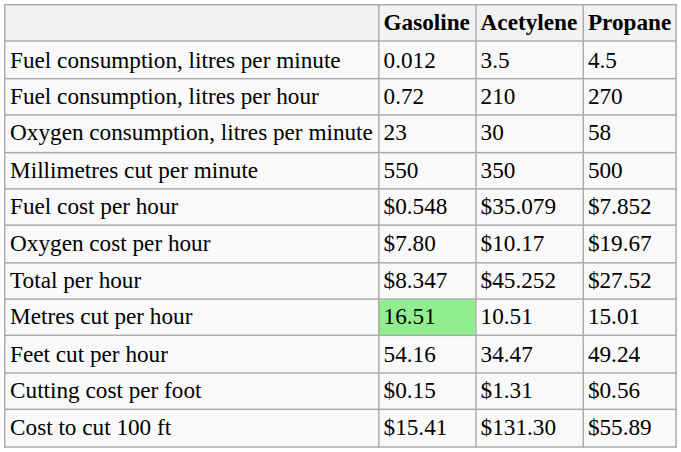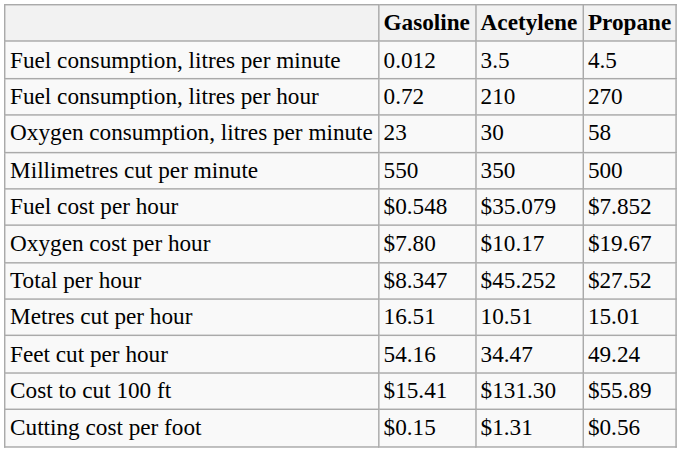(410, 317) lightgreen background -> (410, 317) no background
rows swapped: (106, 390) <-> (91, 427)
